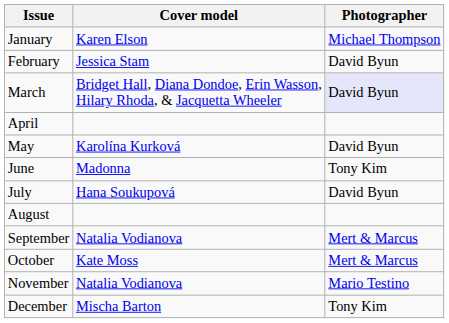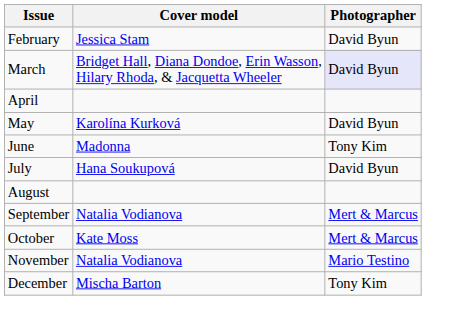- row: (30, 38)
